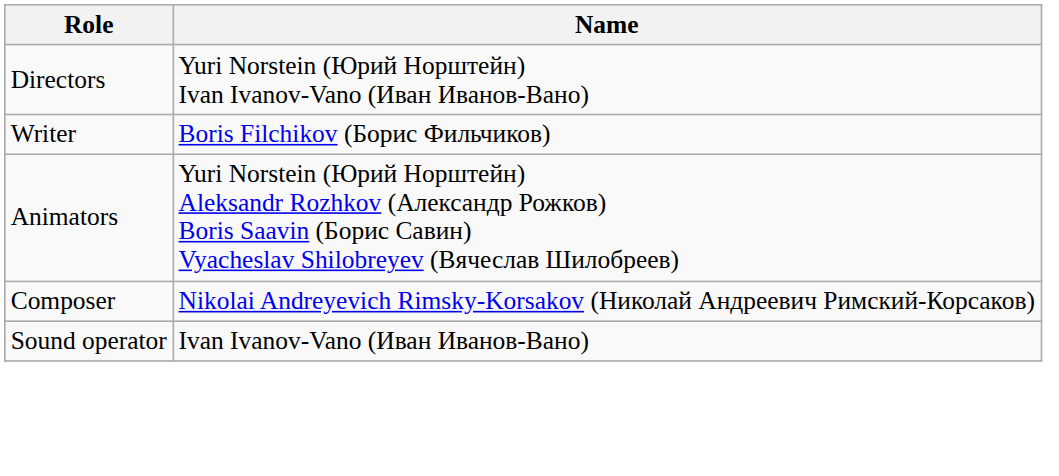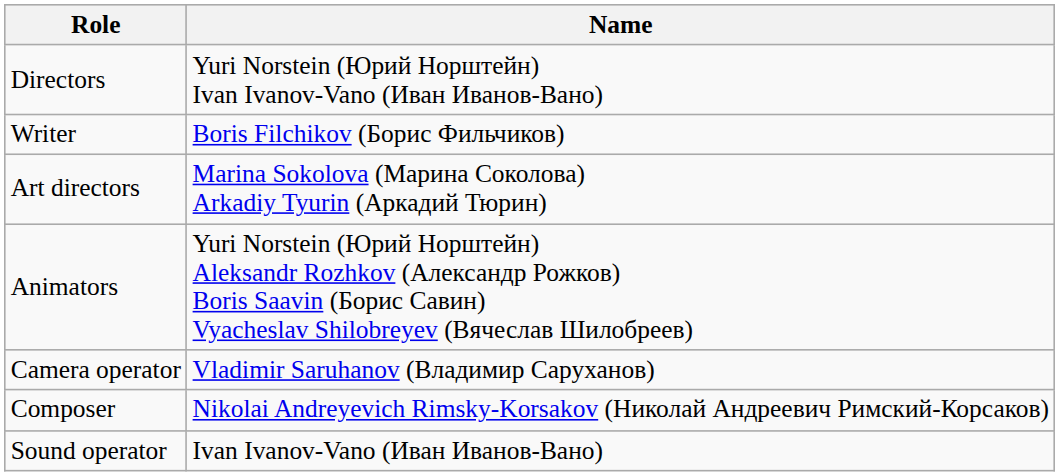+ row: (75, 188)
+ row: (96, 369)
